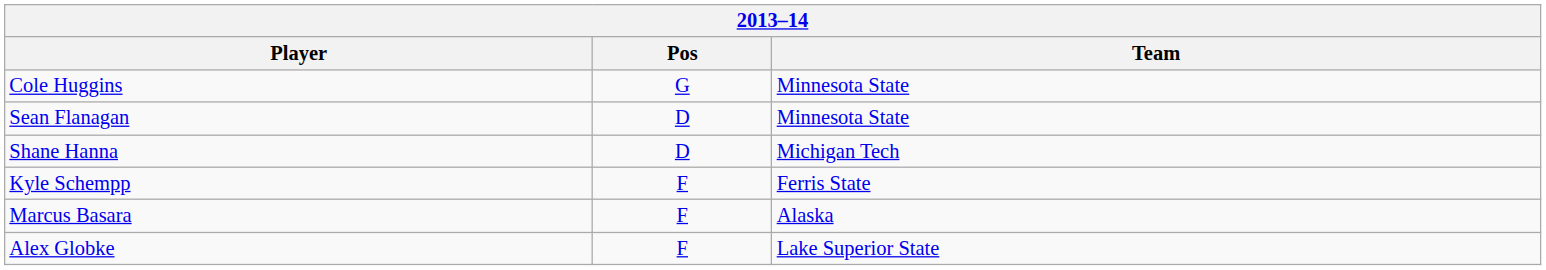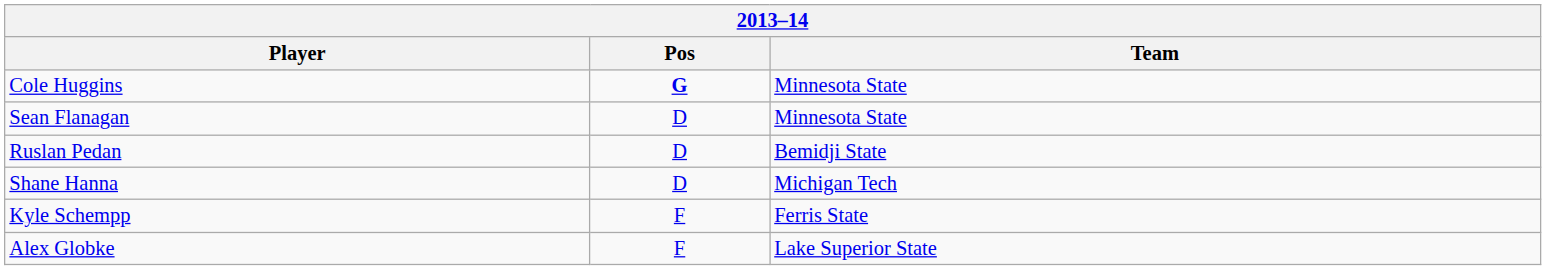(682, 85) normal -> (680, 85) bold
+ row: (65, 150)
- row: (70, 215)
